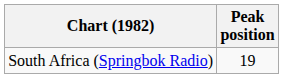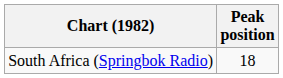(248, 60) 19 -> (248, 60) 18
